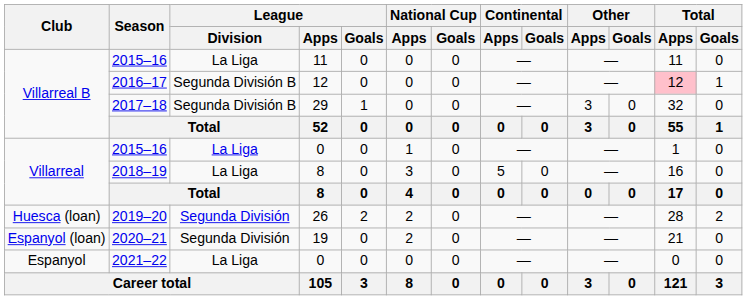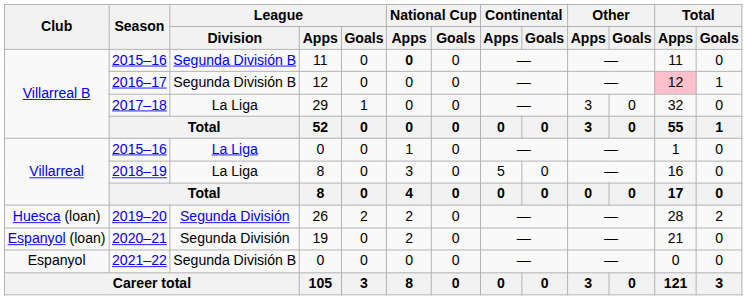(235, 60) La Liga -> (235, 60) Segunda División B
(409, 60) normal -> (409, 60) bold
(235, 104) Segunda División B -> (235, 104) La Liga
(235, 261) La Liga -> (235, 261) Segunda División B
